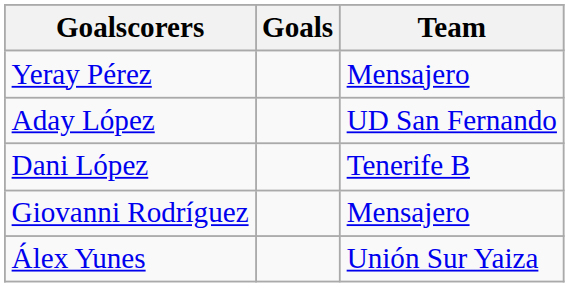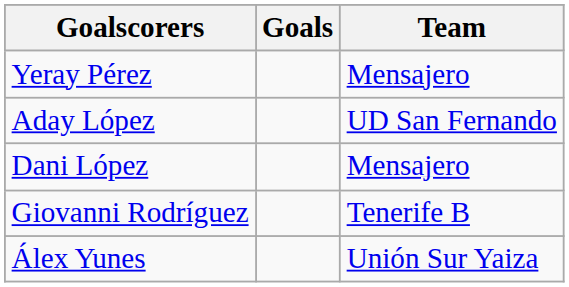(408, 166) Tenerife B -> (408, 166) Mensajero
(408, 212) Mensajero -> (408, 212) Tenerife B
